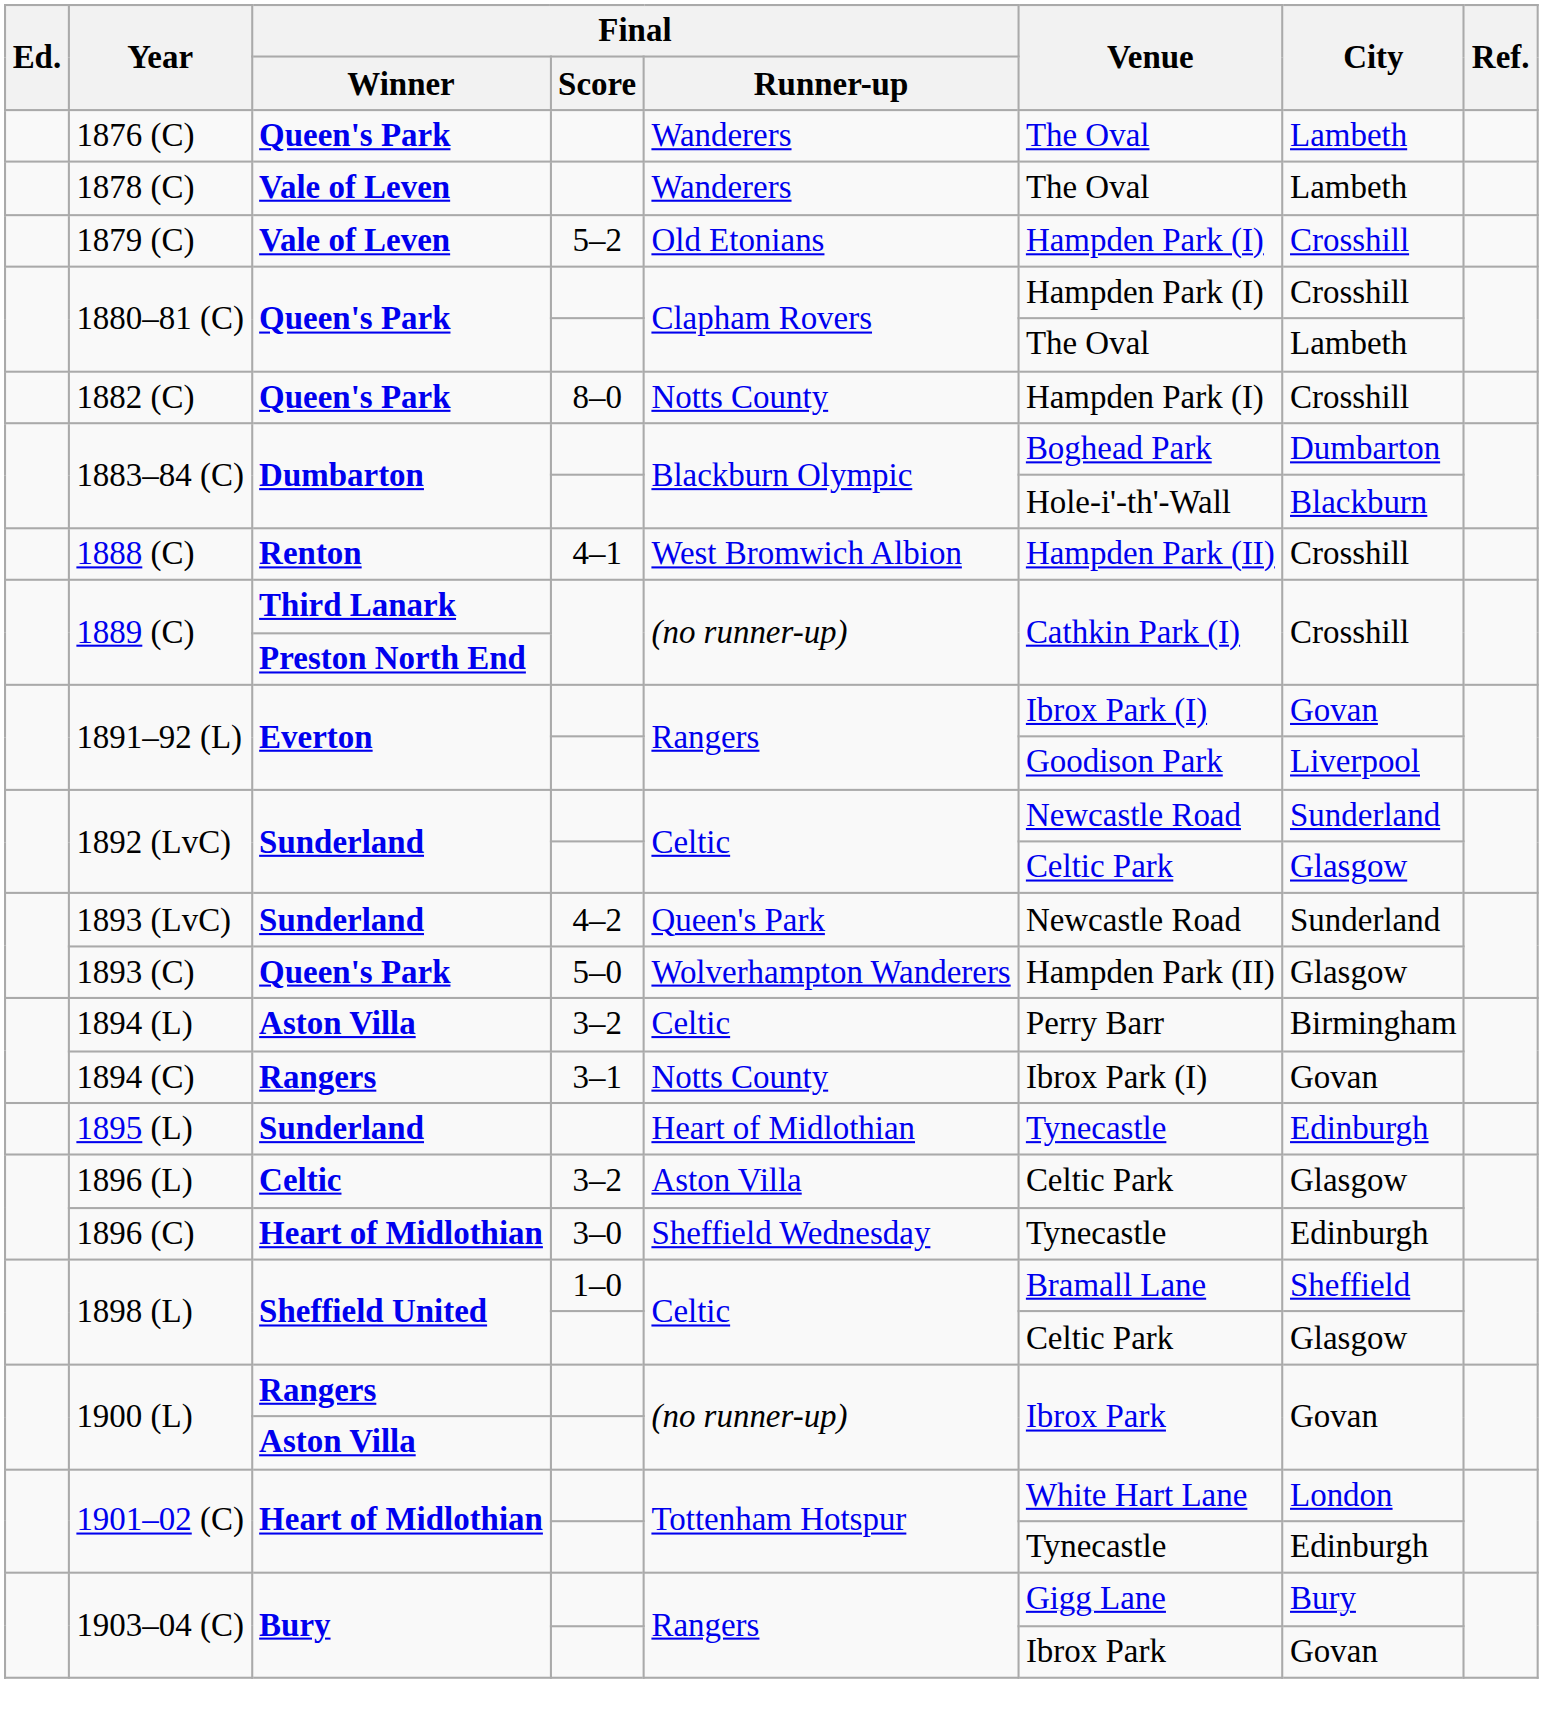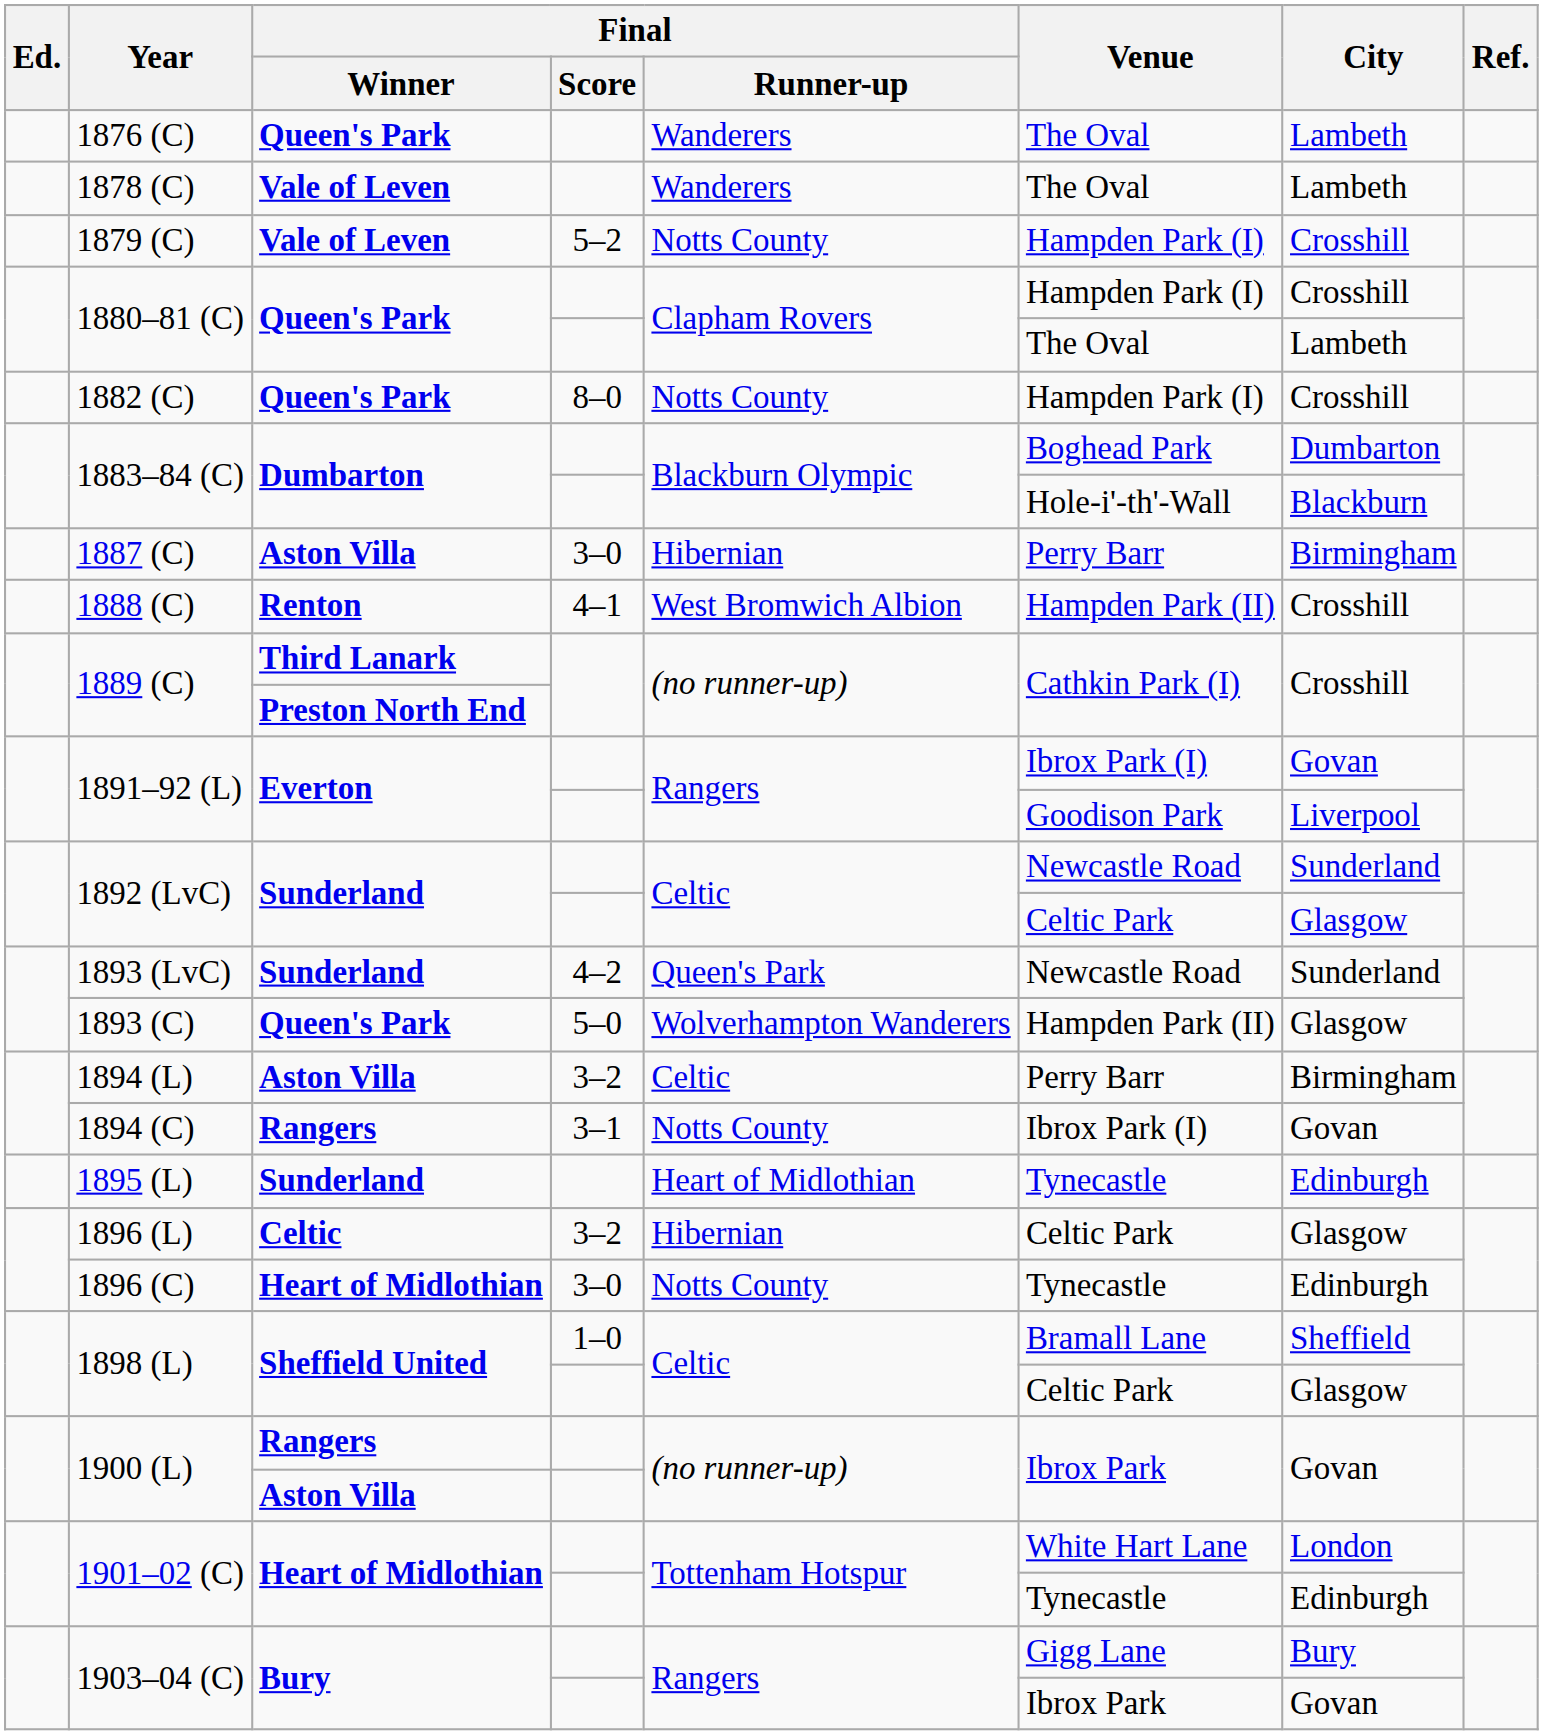(738, 239) Old Etonians -> (740, 239) Notts County
+ row: (135, 553)
(727, 1180) Aston Villa -> (717, 1232) Hibernian
(791, 1232) Sheffield Wednesday -> (740, 1285) Notts County
